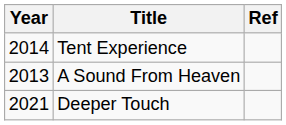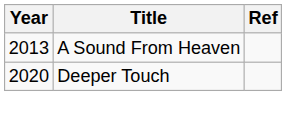- row: (122, 47)
(29, 104) 2021 -> (29, 76) 2020
